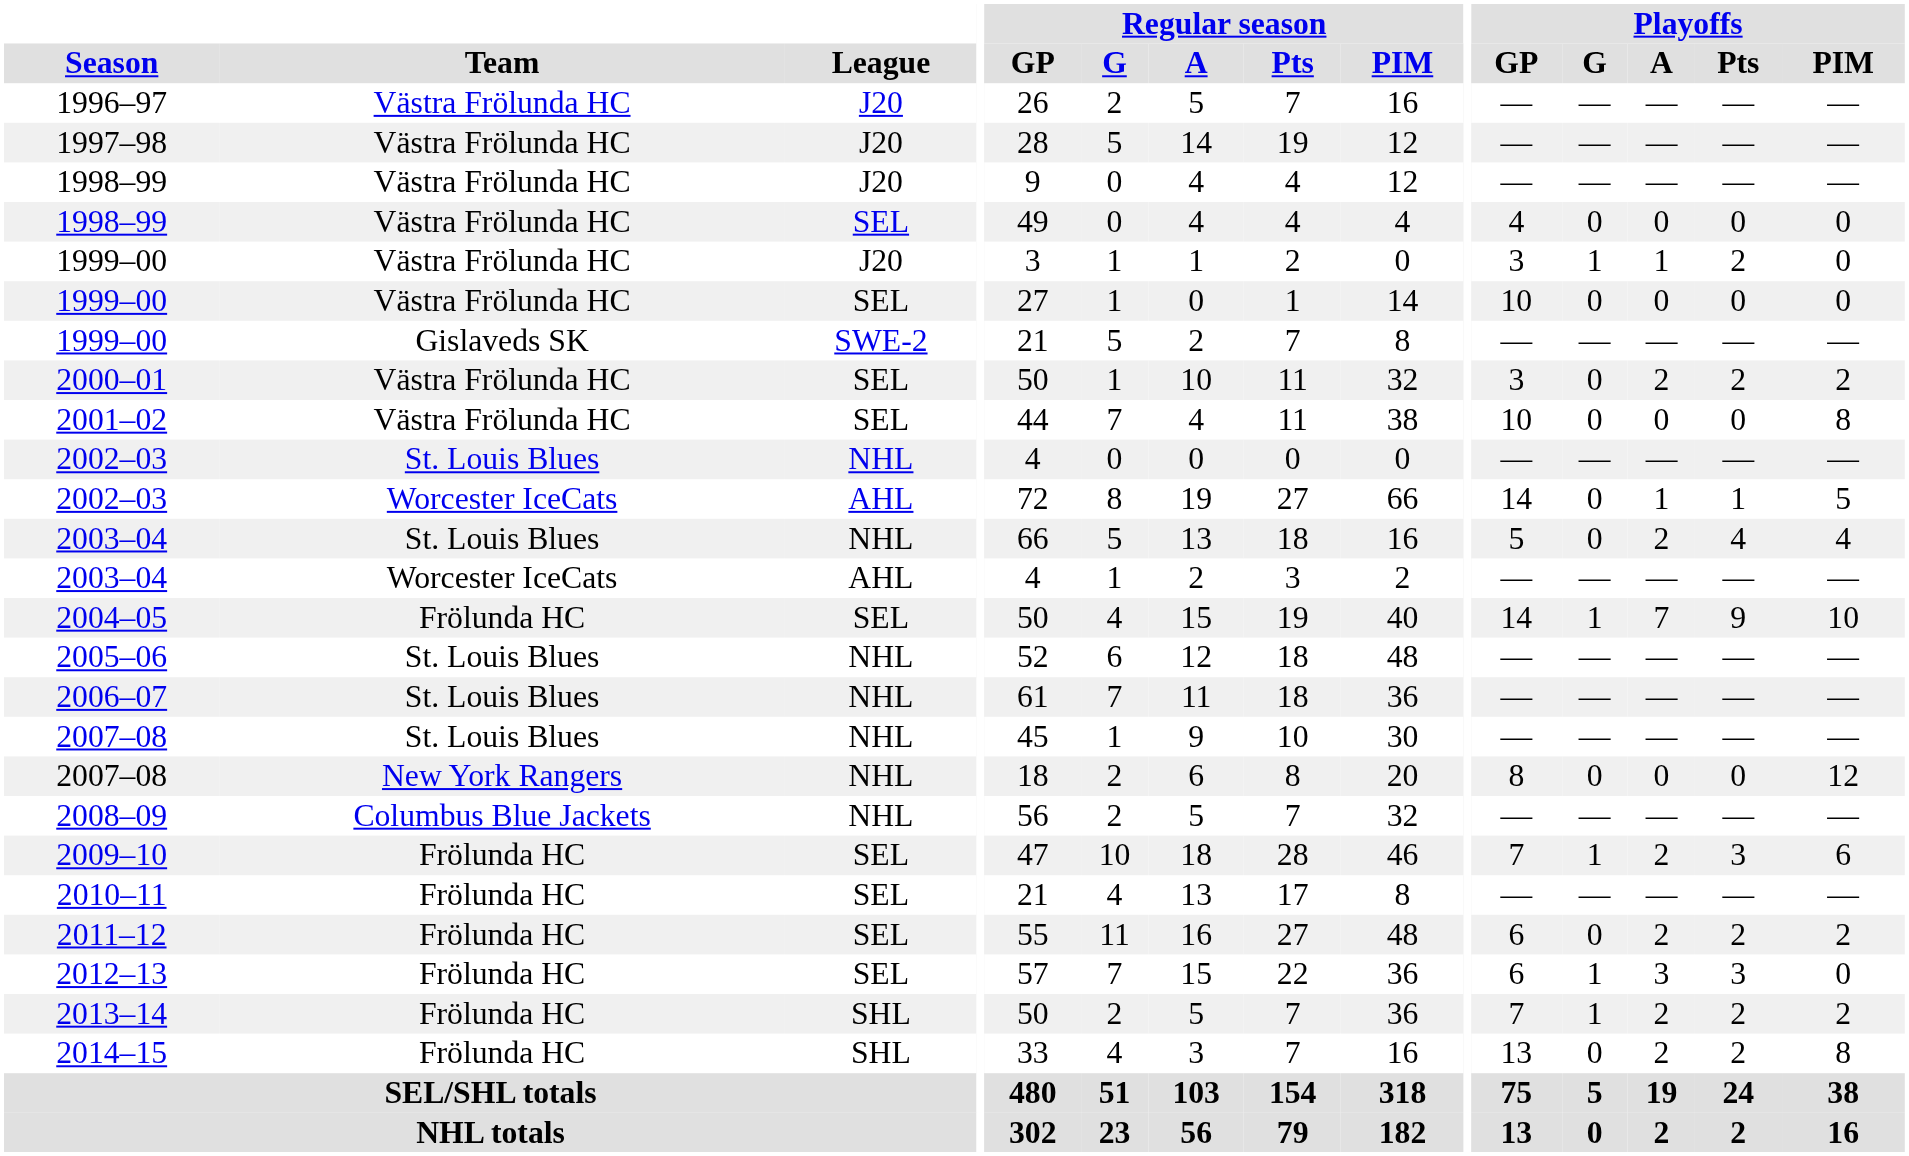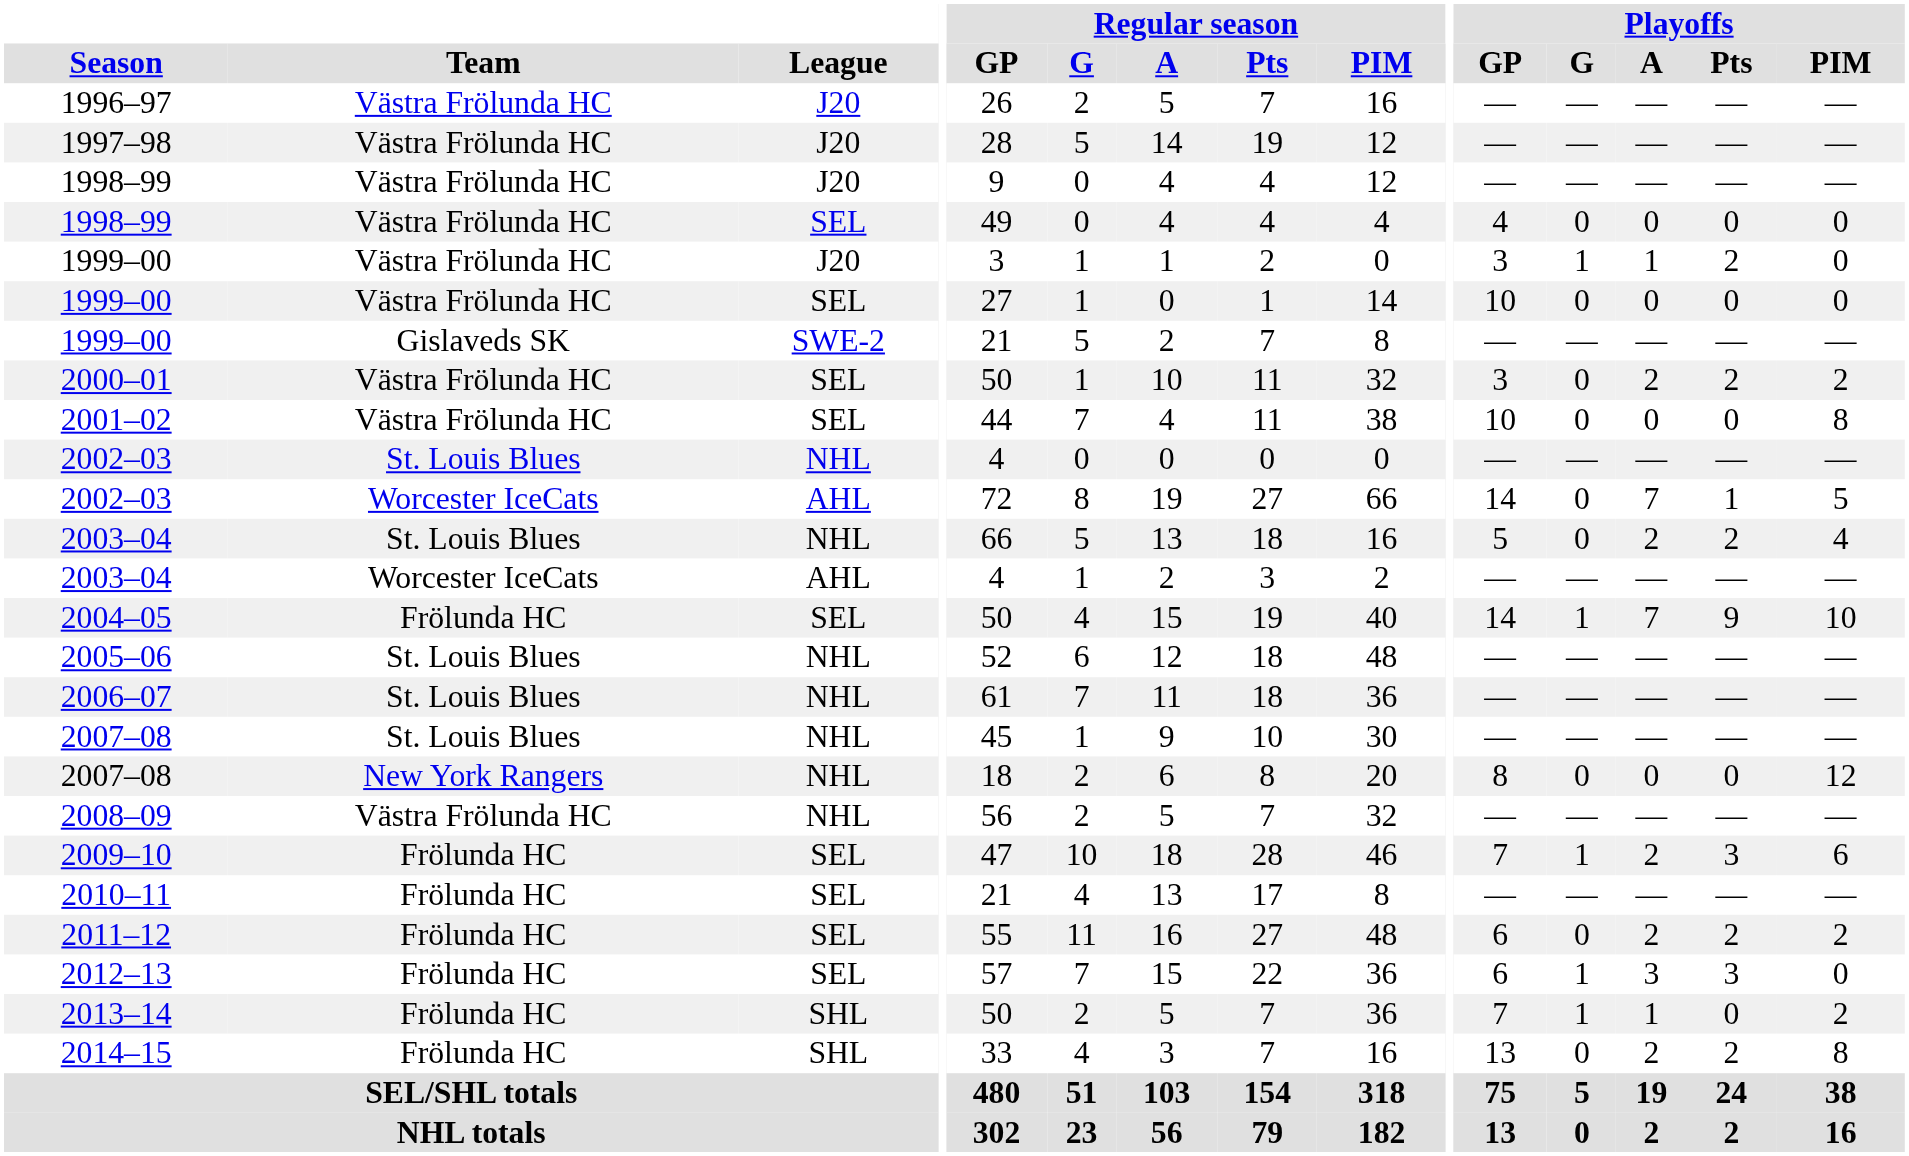(1662, 498) 1 -> (1651, 498) 7
(1738, 538) 4 -> (1731, 538) 2
(502, 815) Columbus Blue Jackets -> (483, 815) Västra Frölunda HC
(1662, 1013) 2 -> (1651, 1013) 1
(1738, 1013) 2 -> (1731, 1013) 0
